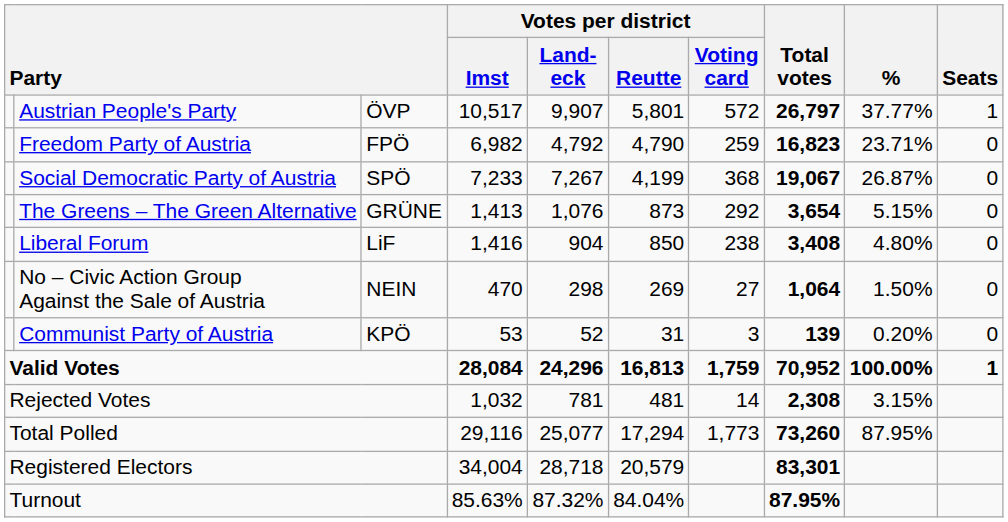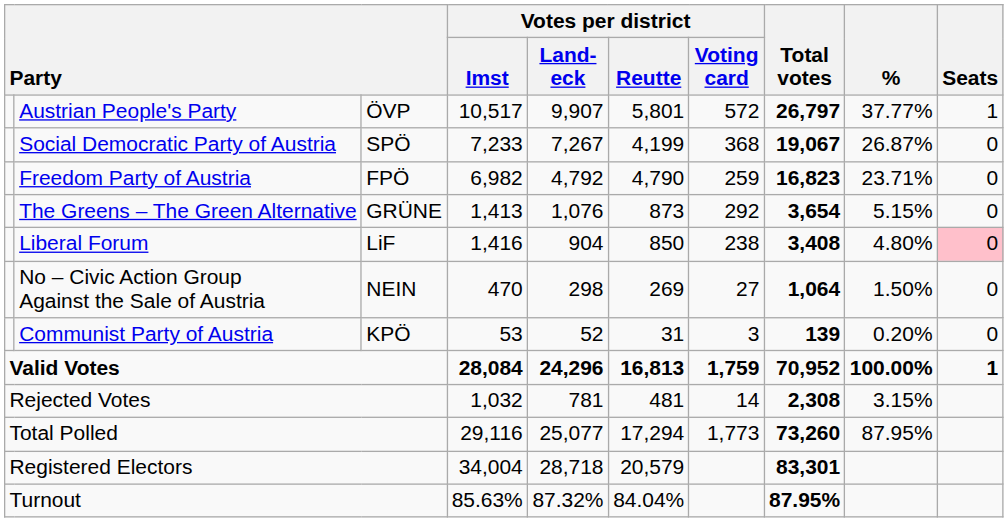rows swapped: (178, 177) <-> (135, 144)
(992, 244) no background -> (992, 244) pink background
